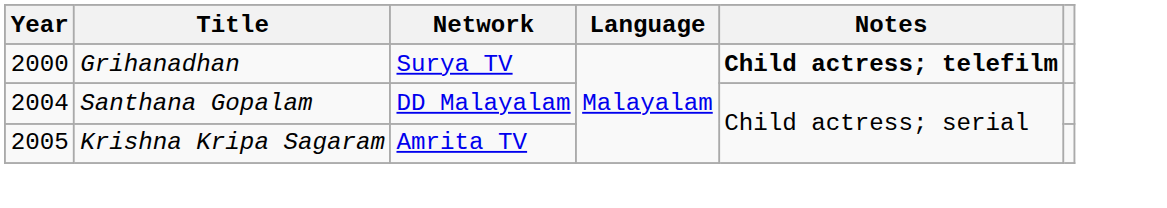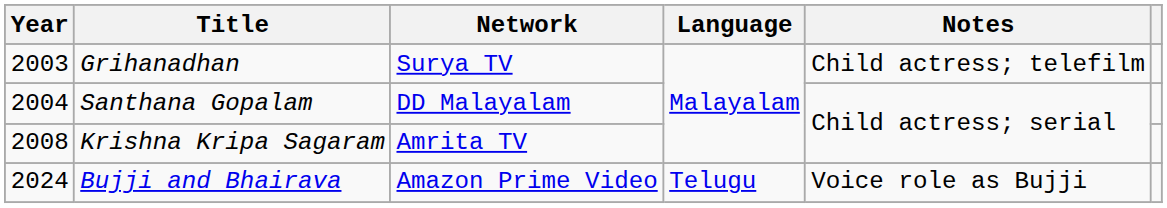(40, 64) 2000 -> (40, 64) 2003
(891, 64) bold -> (978, 64) normal
(40, 143) 2005 -> (40, 143) 2008
+ row: (211, 182)
